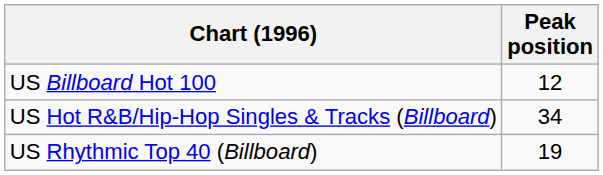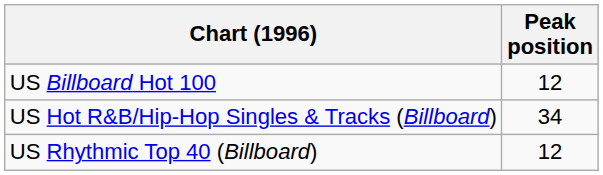(550, 151) 19 -> (550, 151) 12
